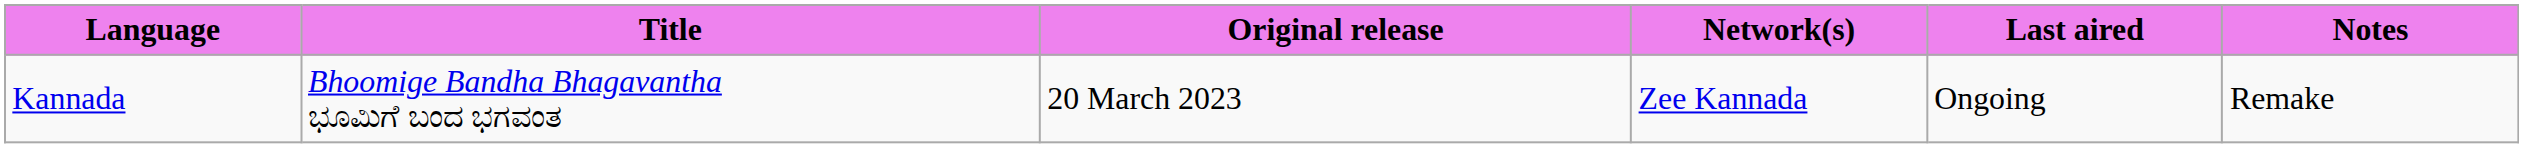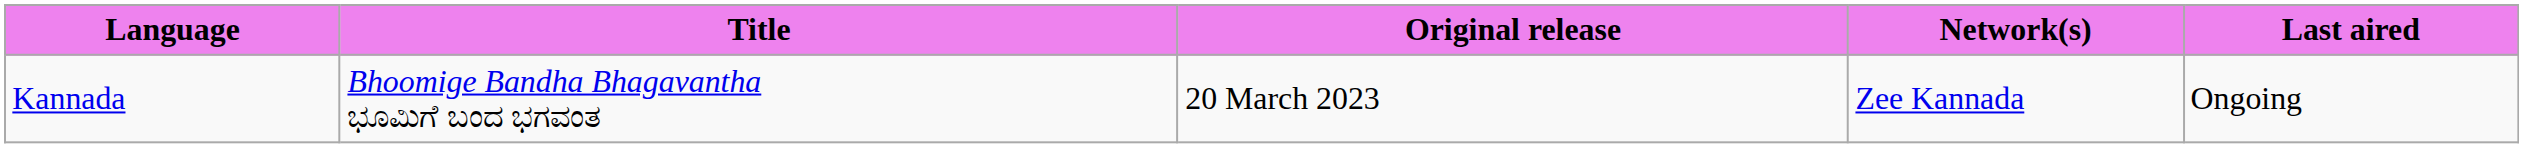- column: (2370, 29)
